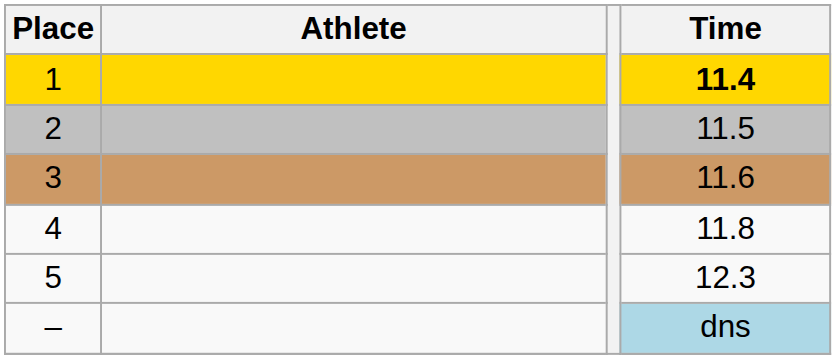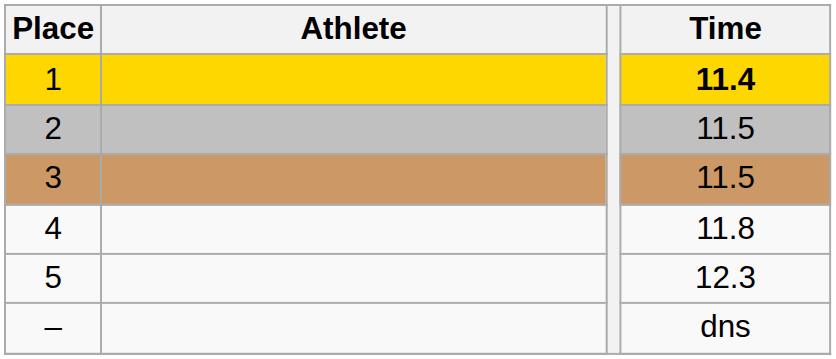(726, 178) 11.6 -> (726, 178) 11.5
(726, 327) lightblue background -> (726, 327) no background
